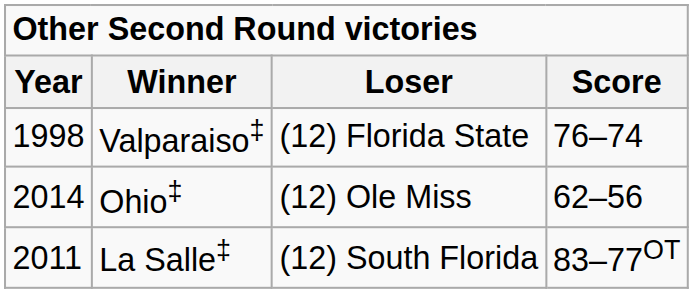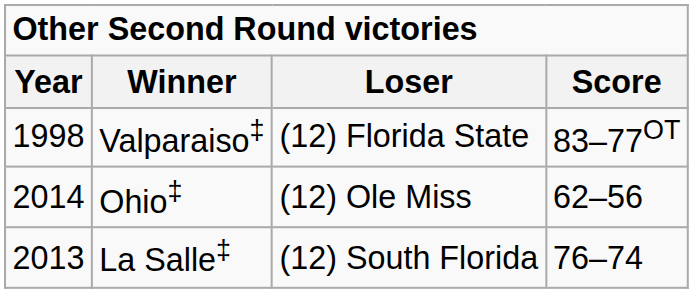(598, 136) 76–74 -> (617, 137) 83–77OT
(47, 256) 2011 -> (48, 256) 2013
(617, 257) 83–77OT -> (598, 256) 76–74
